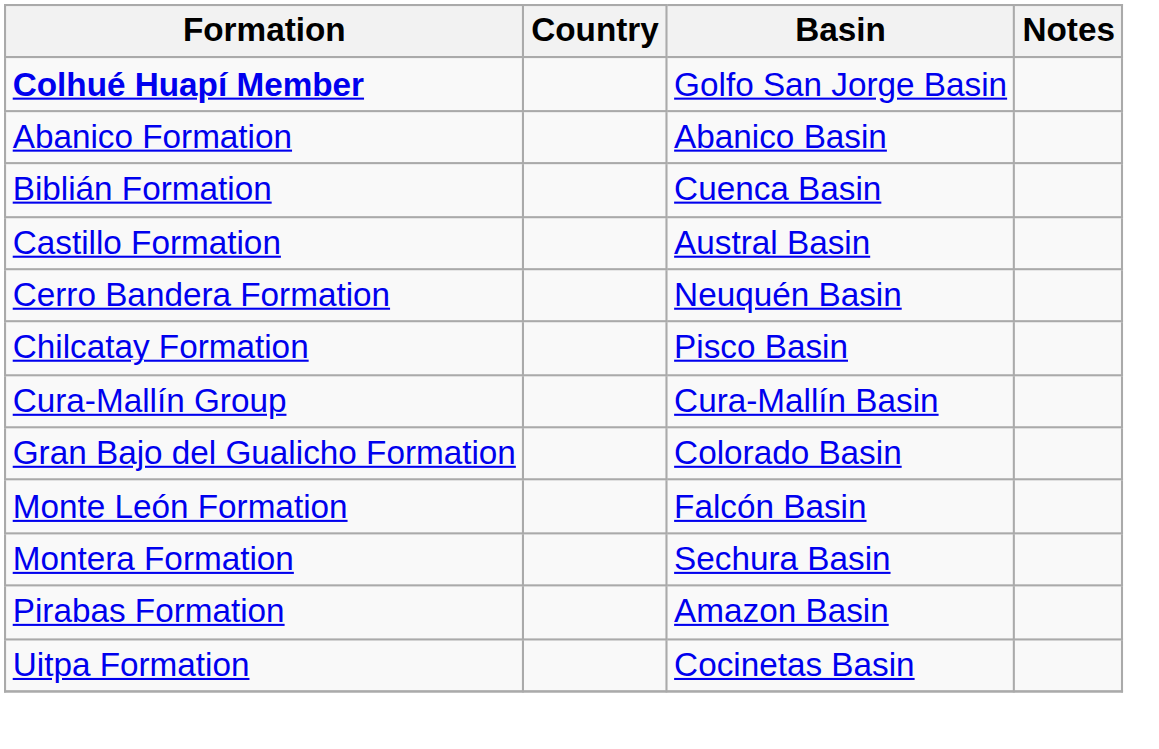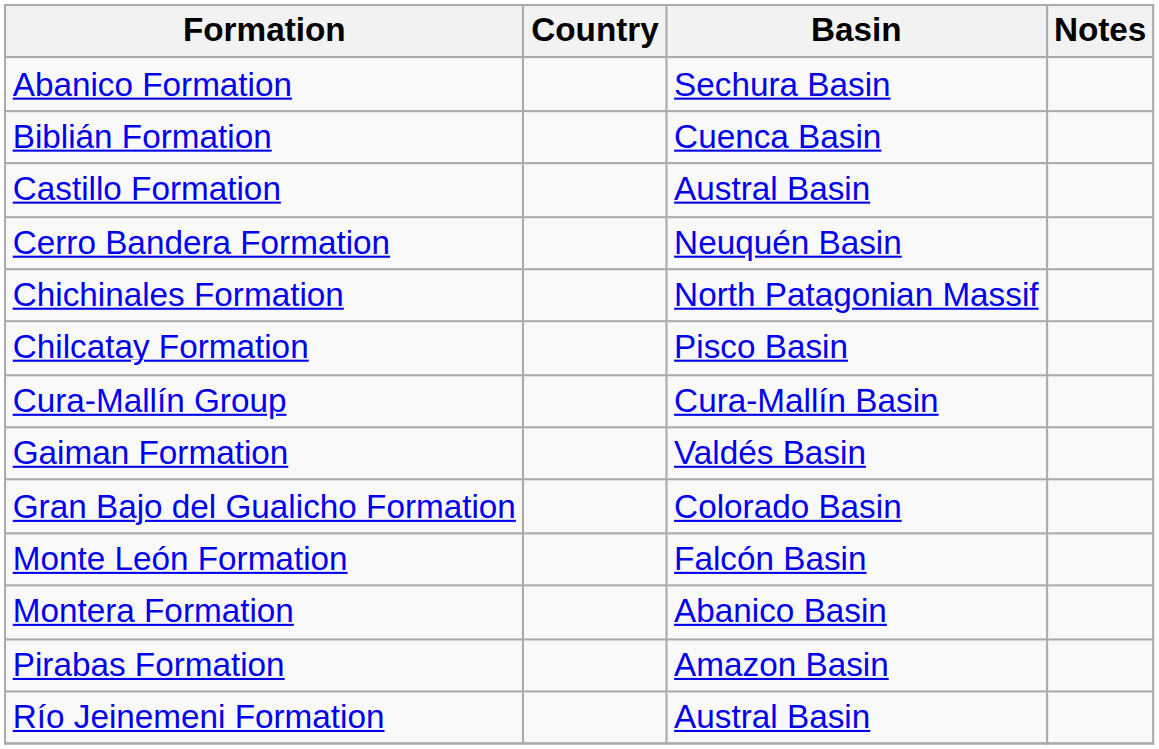- row: (188, 83)
(781, 136) Abanico Basin -> (782, 83) Sechura Basin
+ row: (178, 294)
+ row: (151, 453)
(782, 558) Sechura Basin -> (781, 611) Abanico Basin
+ row: (199, 717)
- row: (131, 664)
